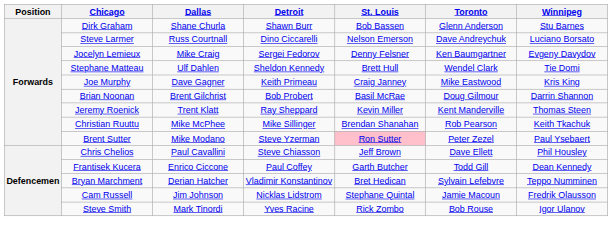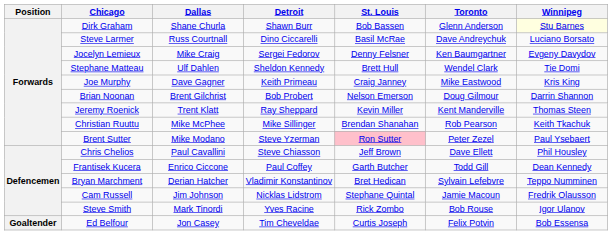(562, 26) no background -> (562, 26) lightyellow background
(380, 40) Nelson Emerson -> (380, 40) Basil McRae
(380, 96) Basil McRae -> (380, 96) Nelson Emerson
+ row: (107, 223)
